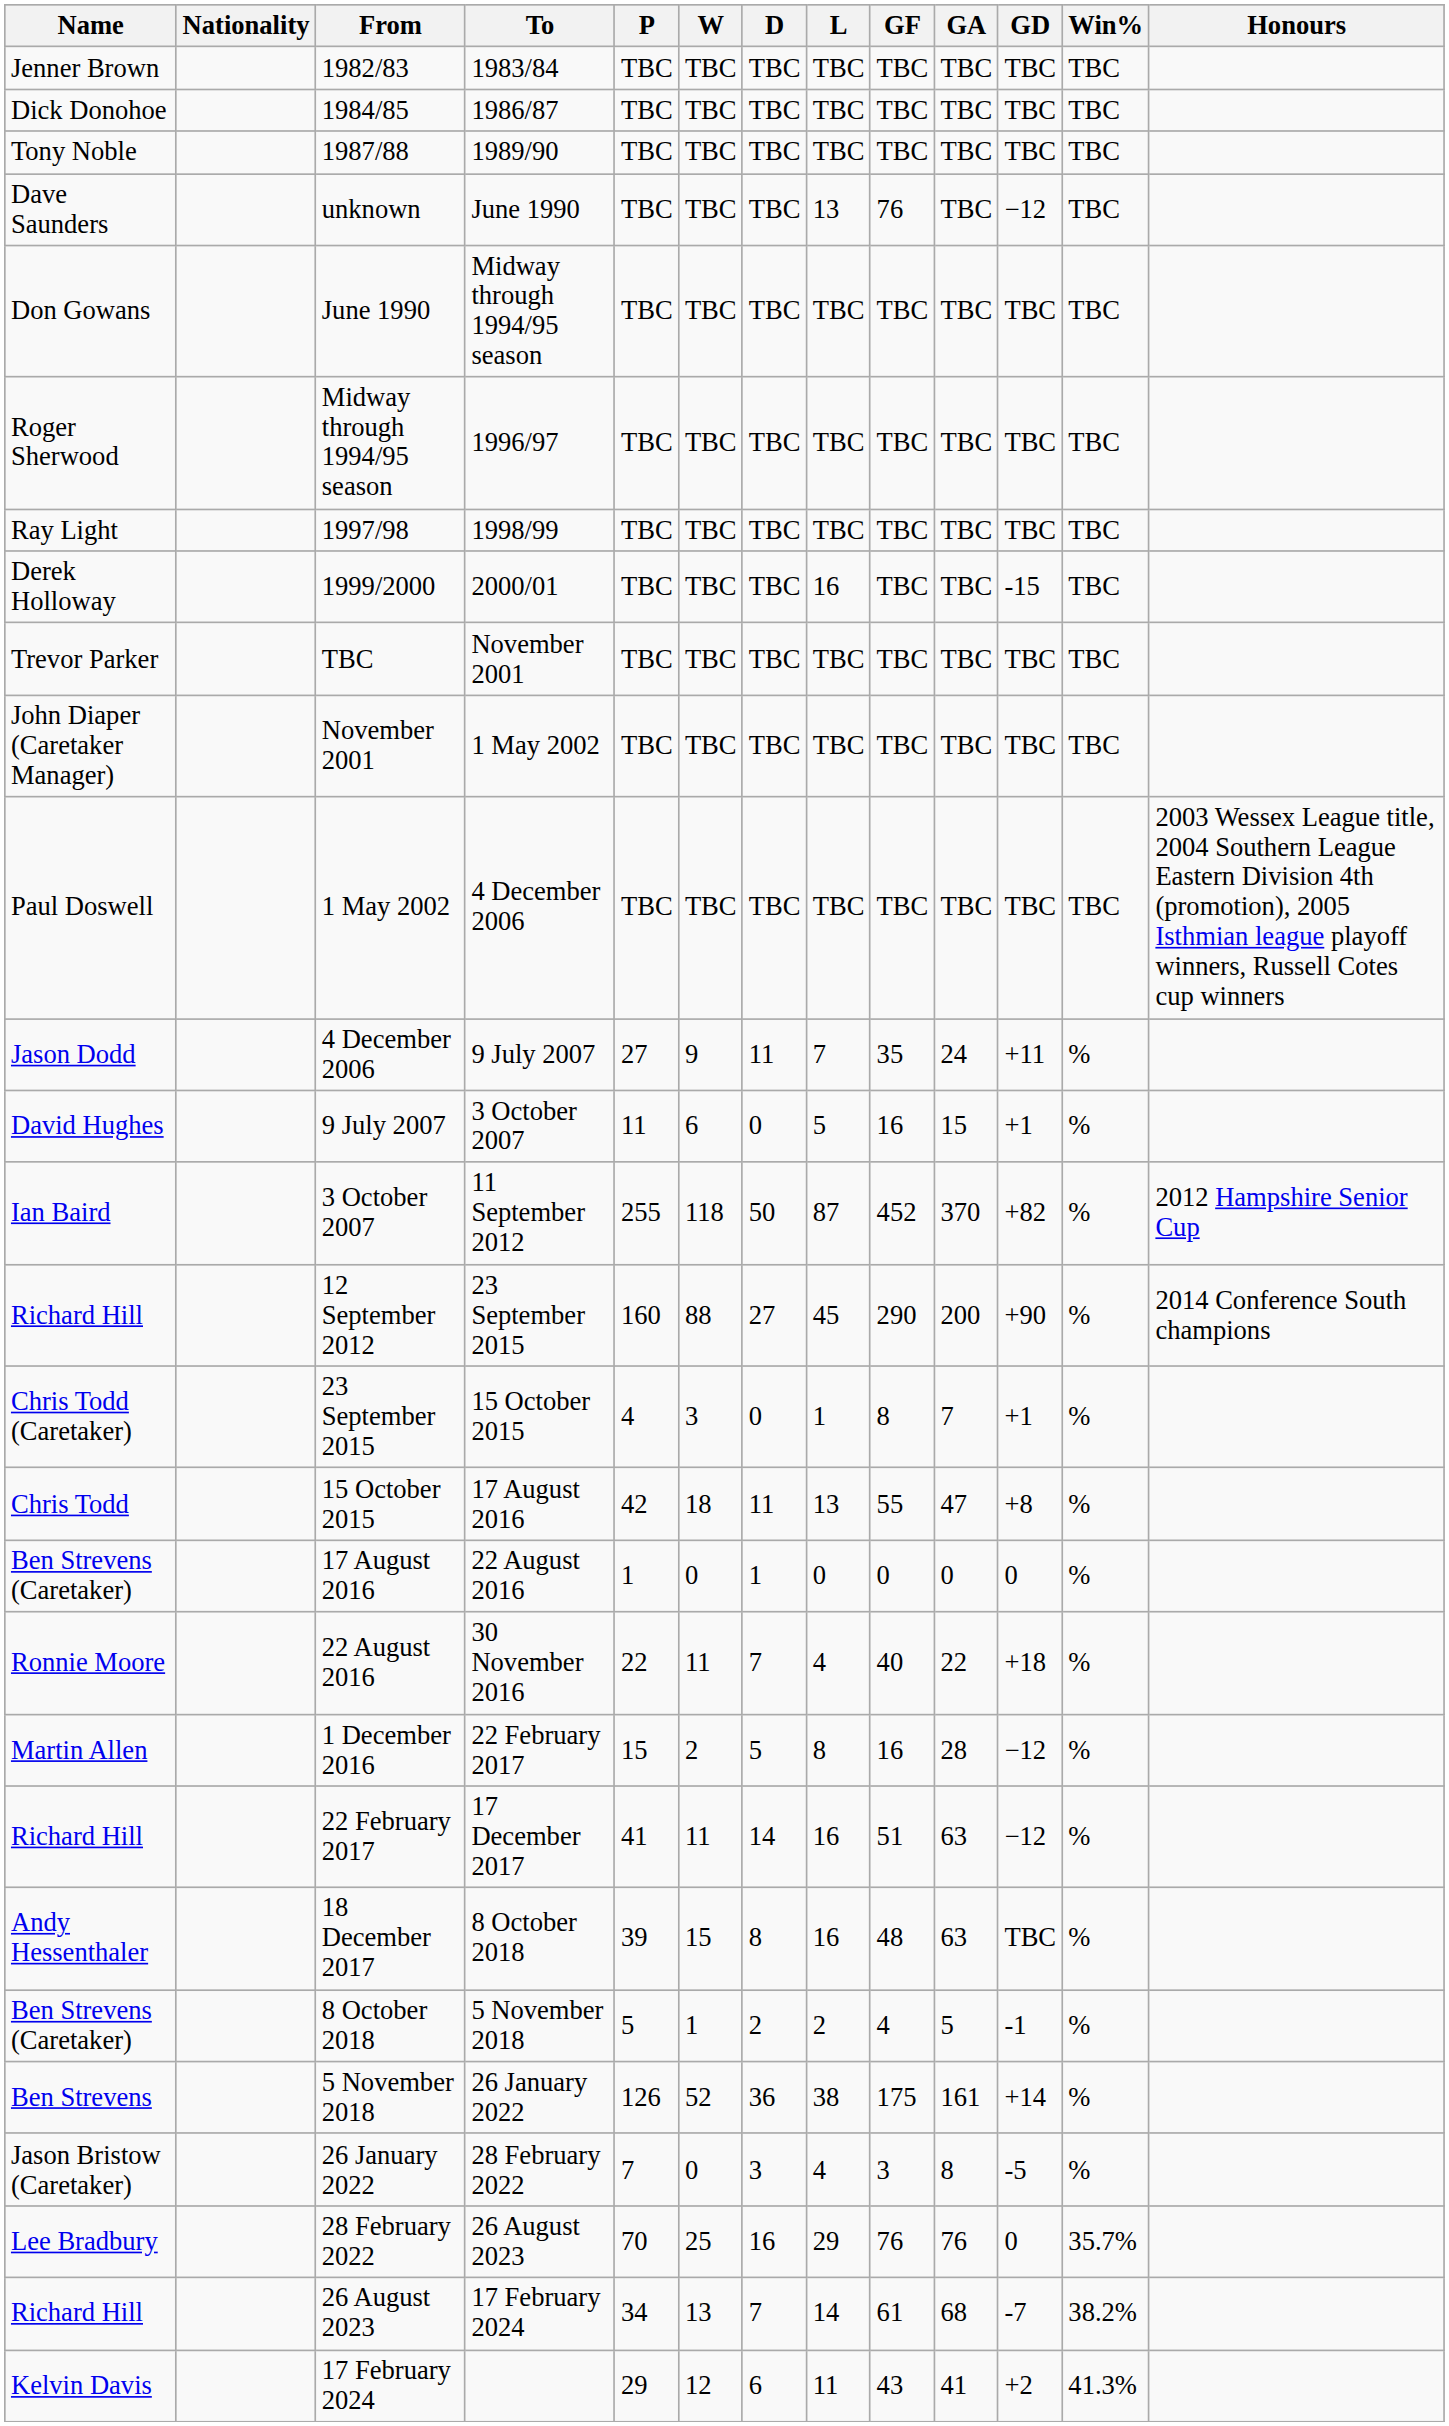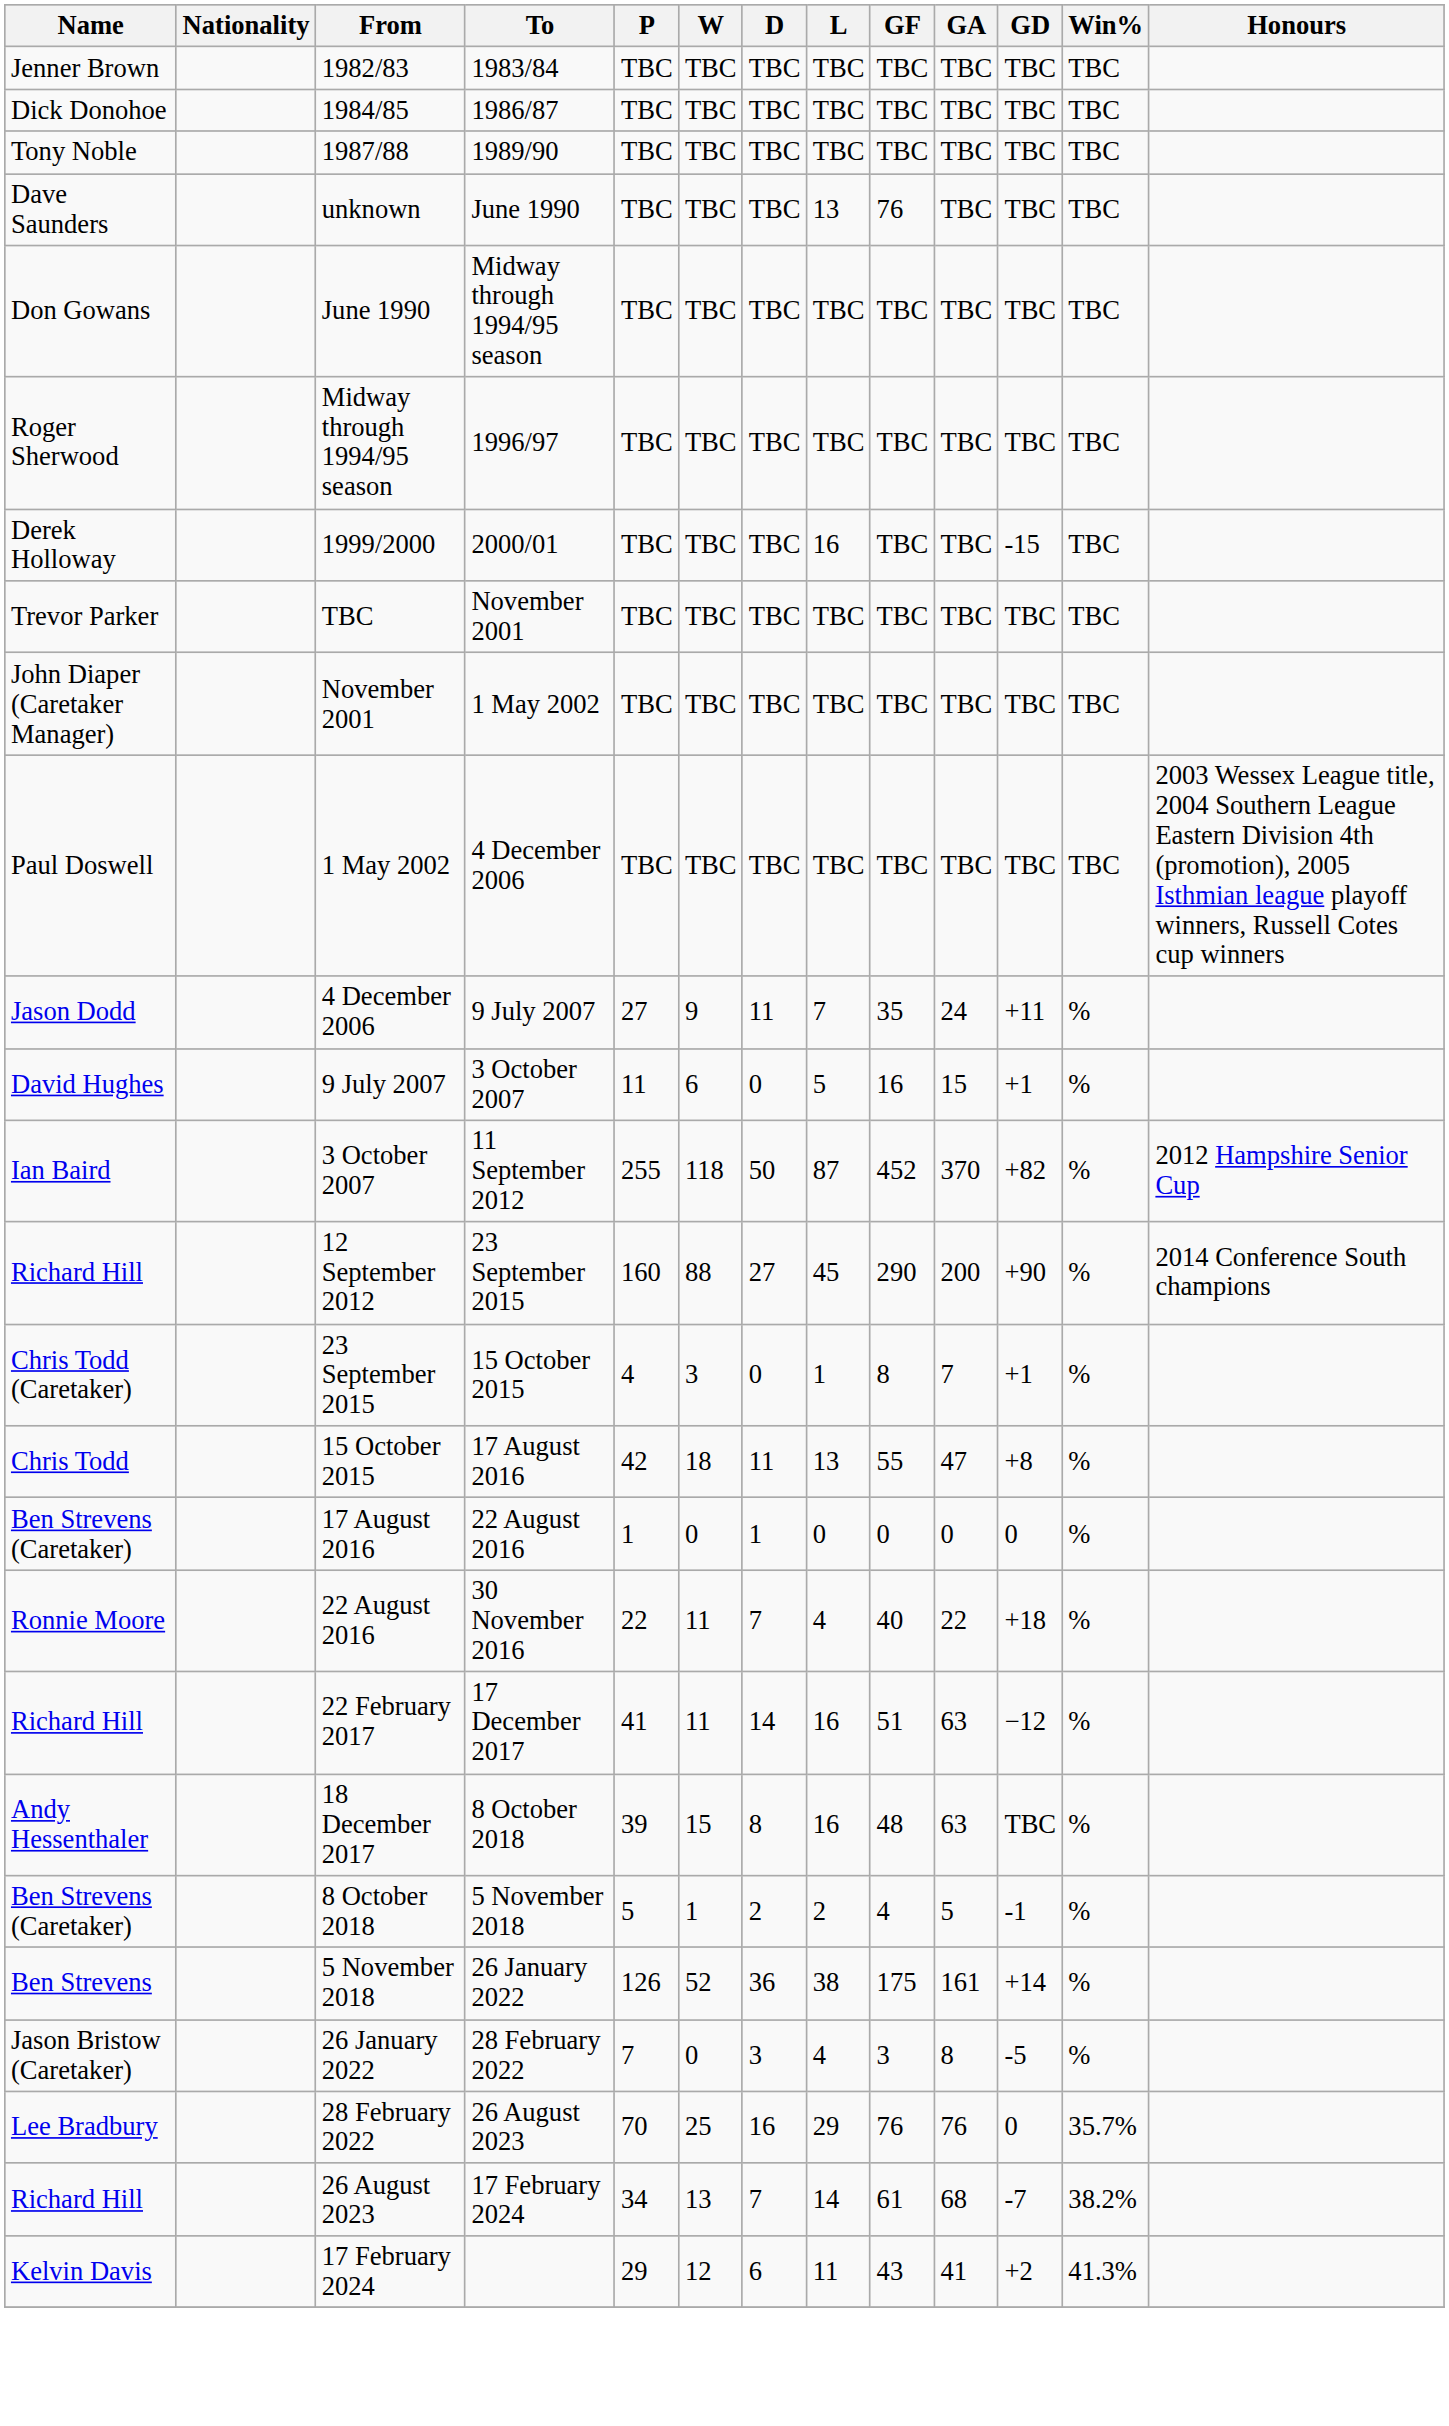(1025, 208) −12 -> (1030, 208) TBC
- row: (365, 529)
- row: (386, 1749)
